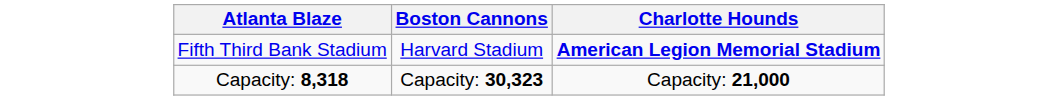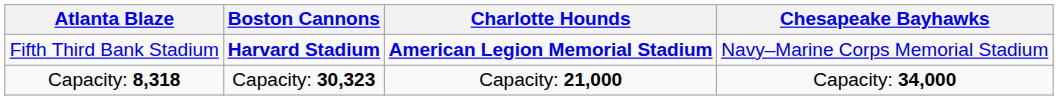+ column: (885, 19)
(472, 49) normal -> (304, 49) bold
